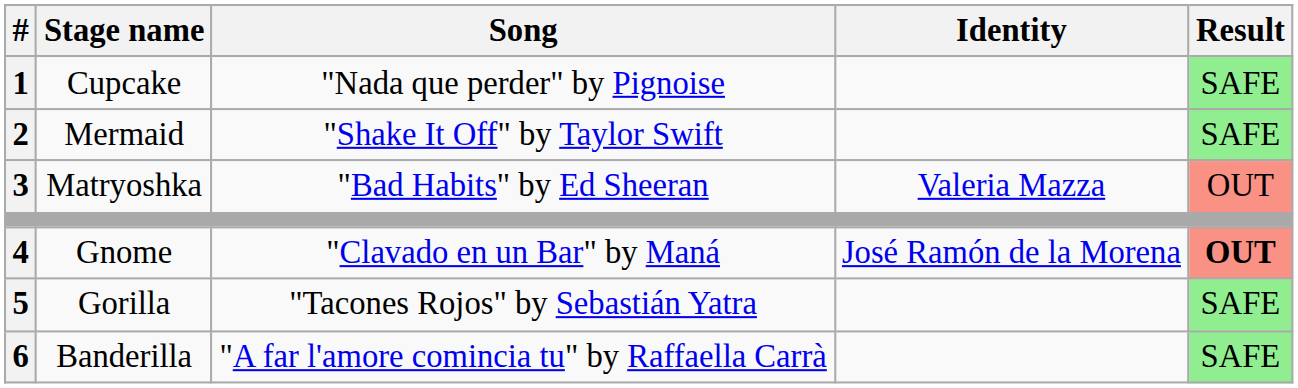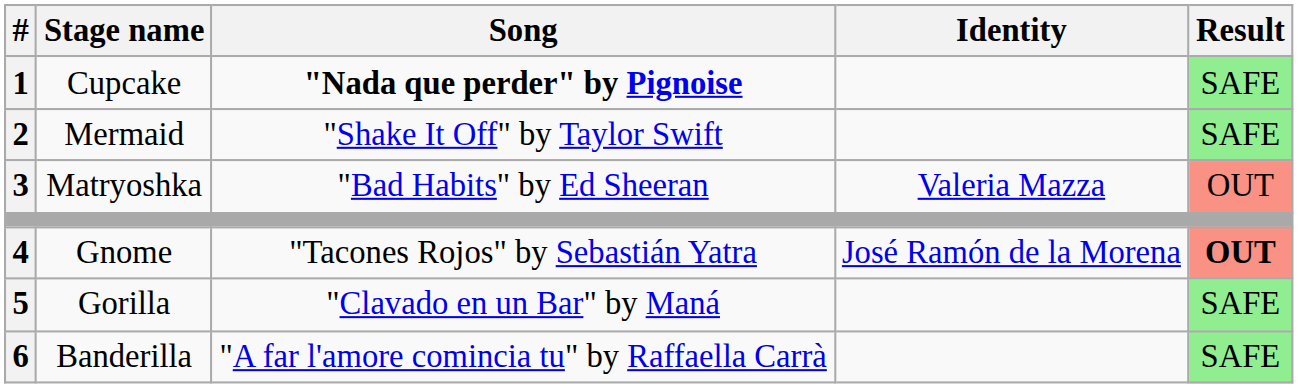(523, 82) normal -> (523, 82) bold
(523, 252) "Clavado en un Bar" by Maná -> (523, 252) "Tacones Rojos" by Sebastián Yatra
(523, 304) "Tacones Rojos" by Sebastián Yatra -> (523, 304) "Clavado en un Bar" by Maná
